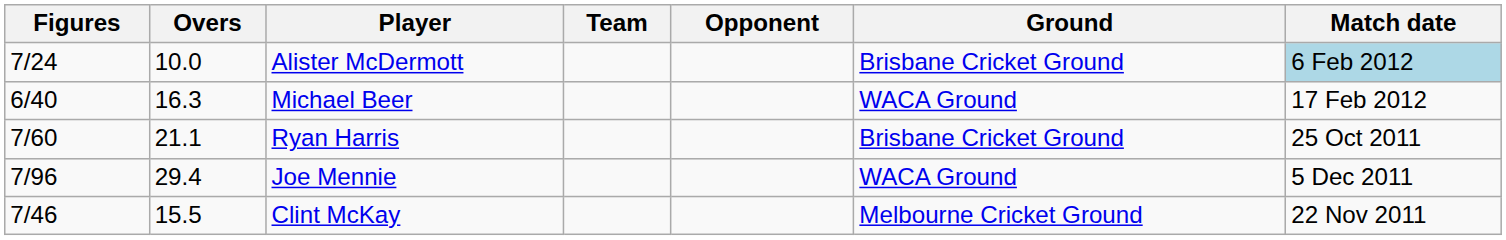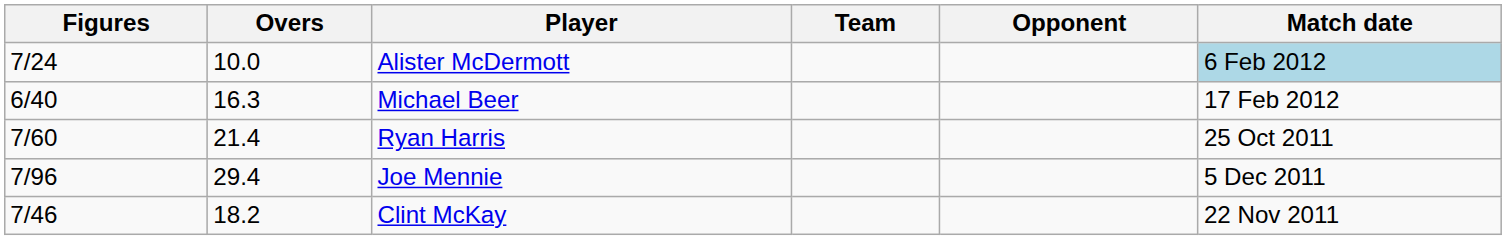- column: (1070, 23)
(178, 138) 21.1 -> (237, 138) 21.4
(178, 215) 15.5 -> (237, 215) 18.2
